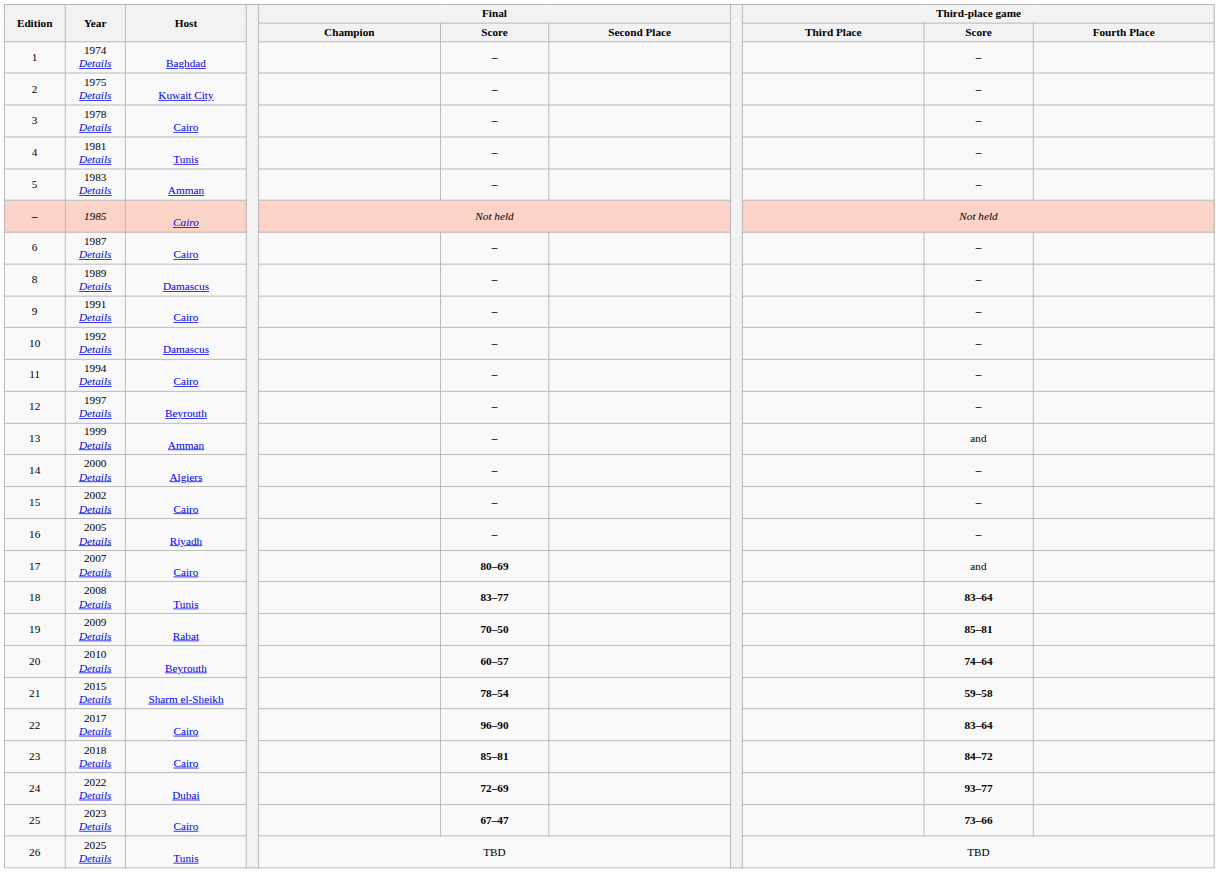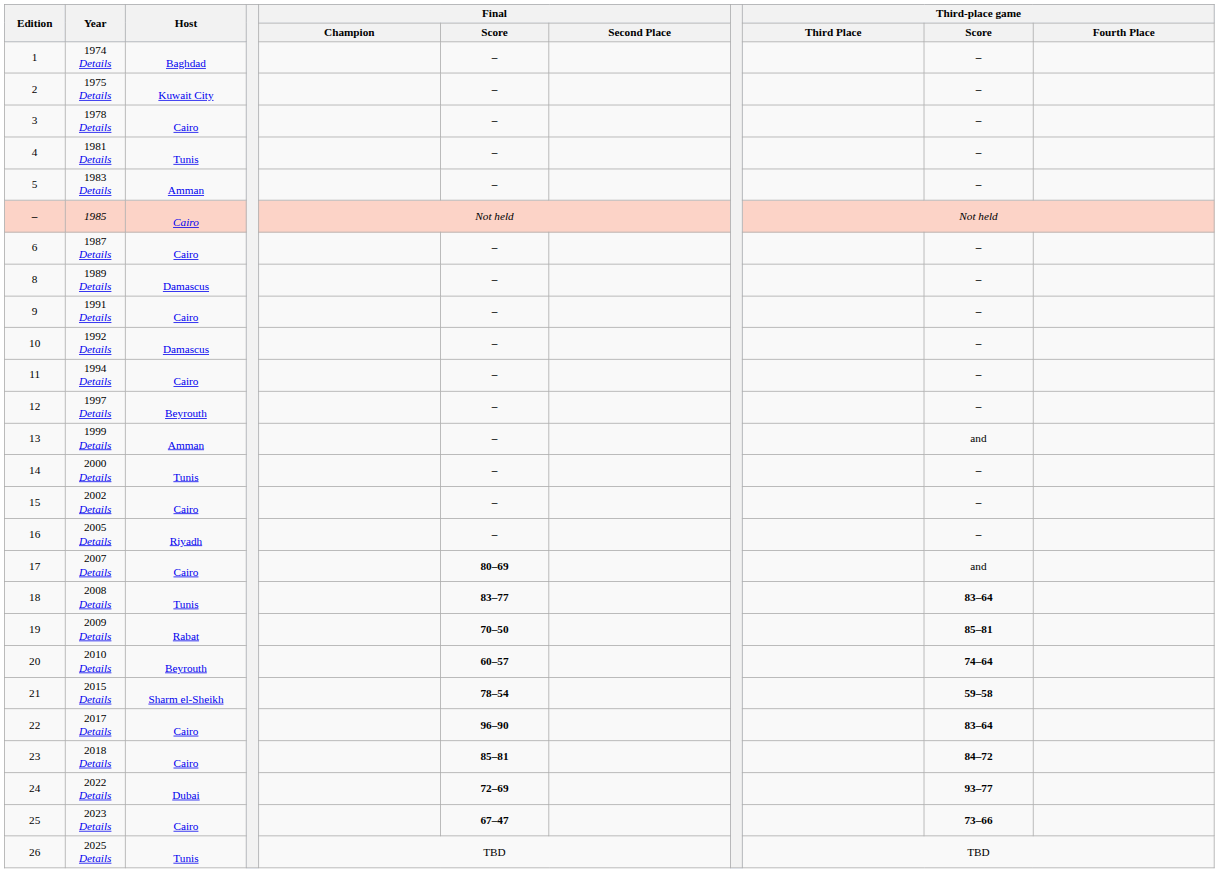(186, 477) Algiers -> (186, 477) Tunis
